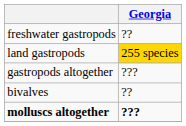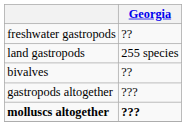(150, 53) gold background -> (150, 53) no background
rows swapped: (60, 72) <-> (28, 92)
